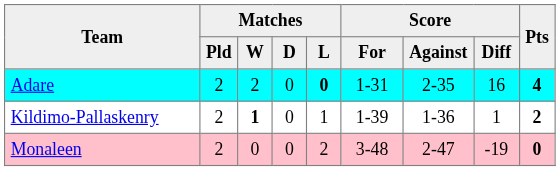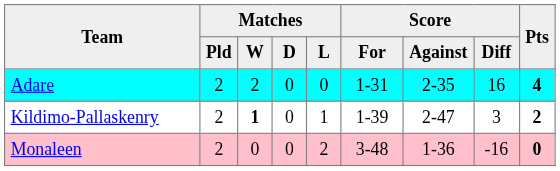(324, 84) bold -> (324, 84) normal
(438, 117) 1-36 -> (438, 117) 2-47
(496, 117) 1 -> (496, 117) 3
(438, 149) 2-47 -> (438, 149) 1-36
(496, 149) -19 -> (496, 149) -16
